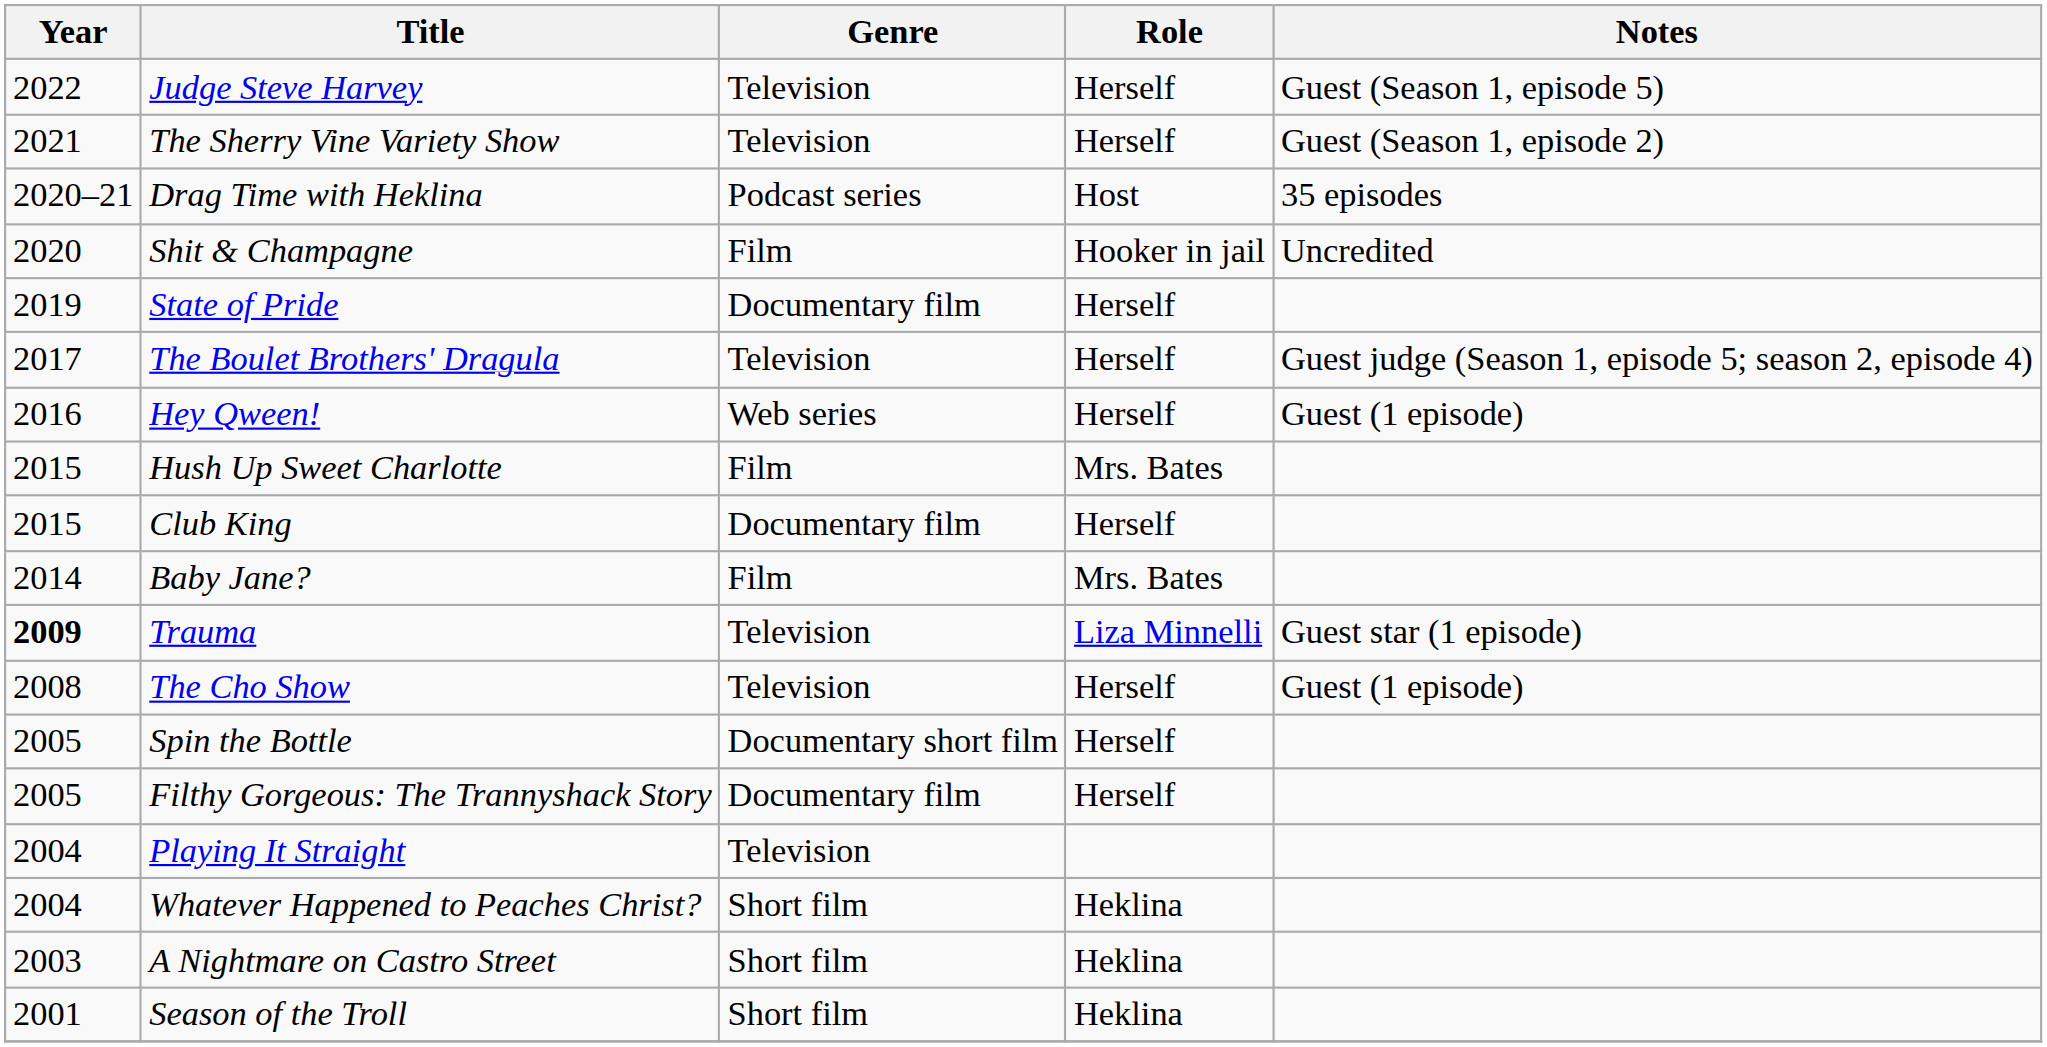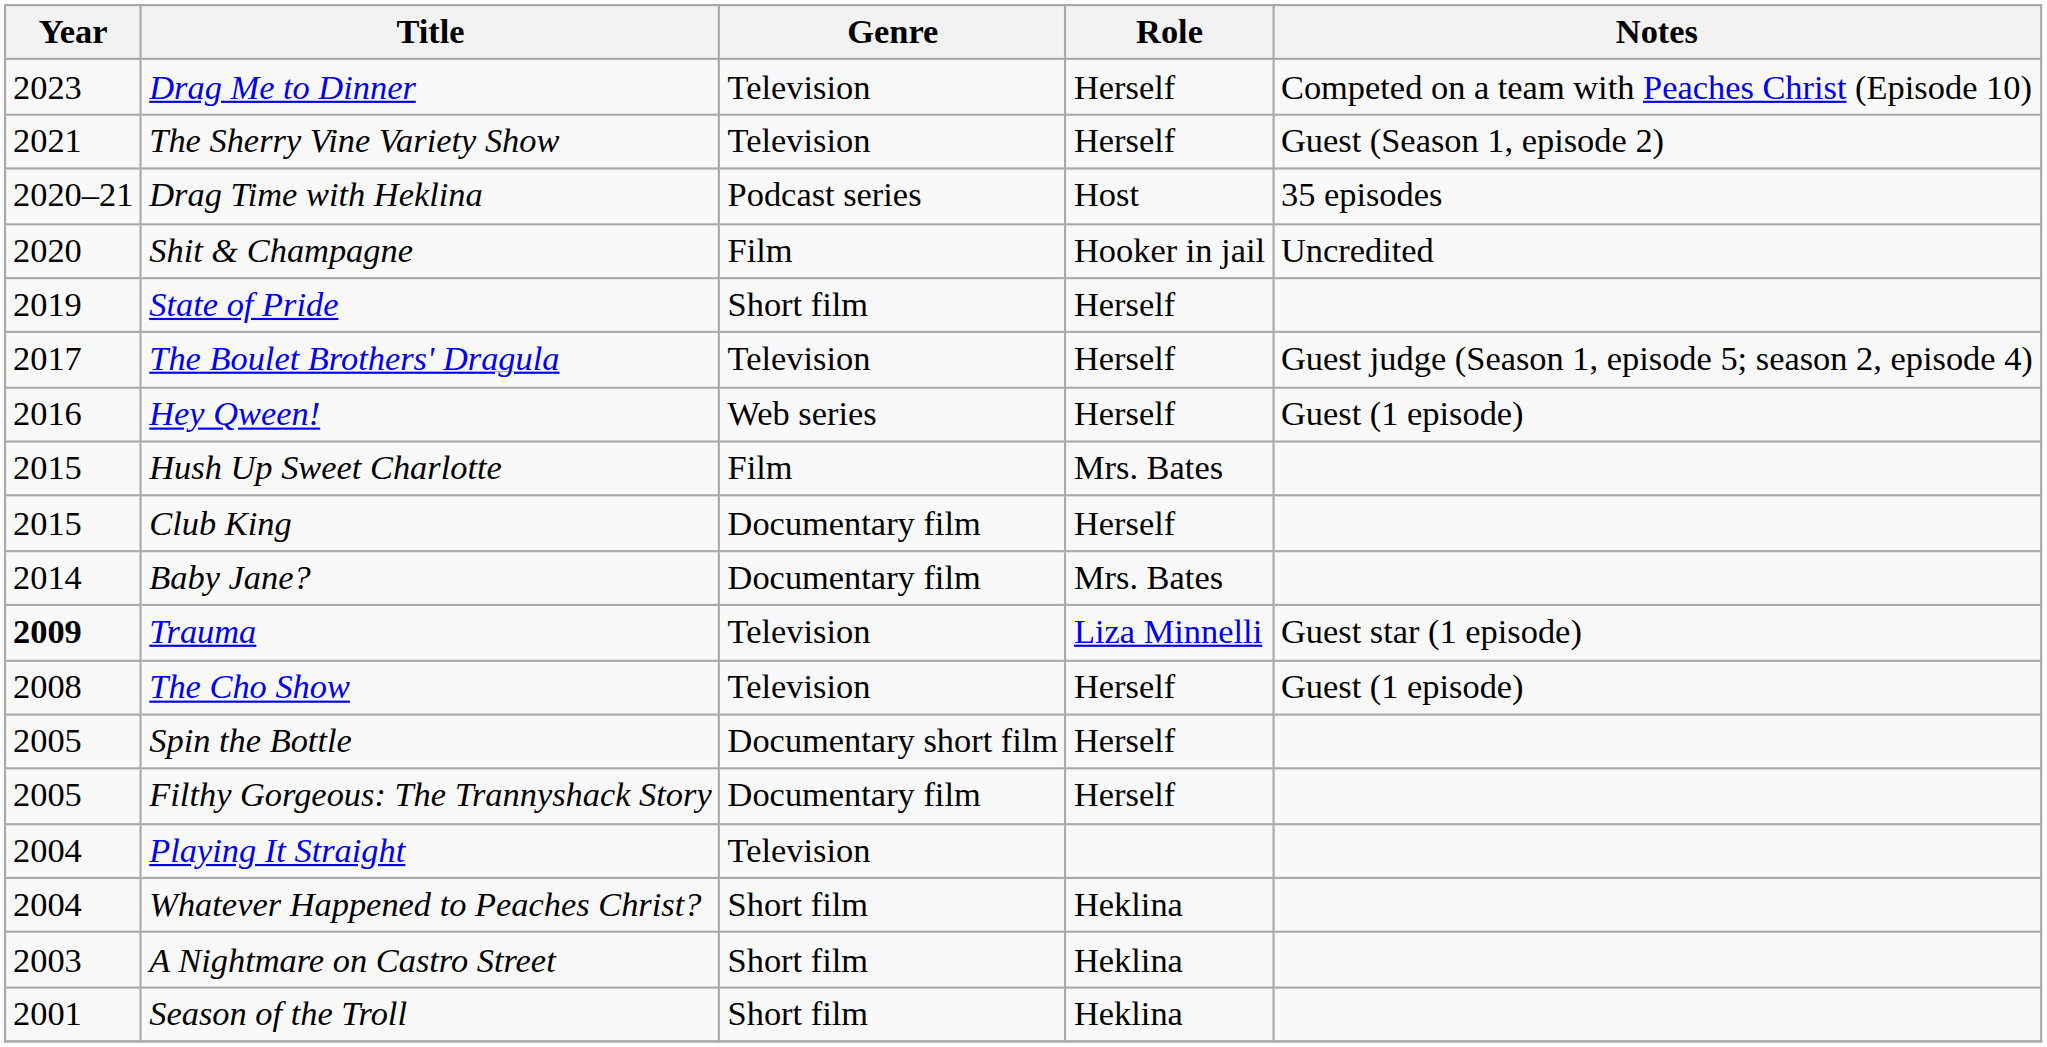+ row: (283, 86)
- row: (286, 86)
(854, 304) Documentary film -> (798, 304) Short film
(760, 577) Film -> (854, 577) Documentary film
